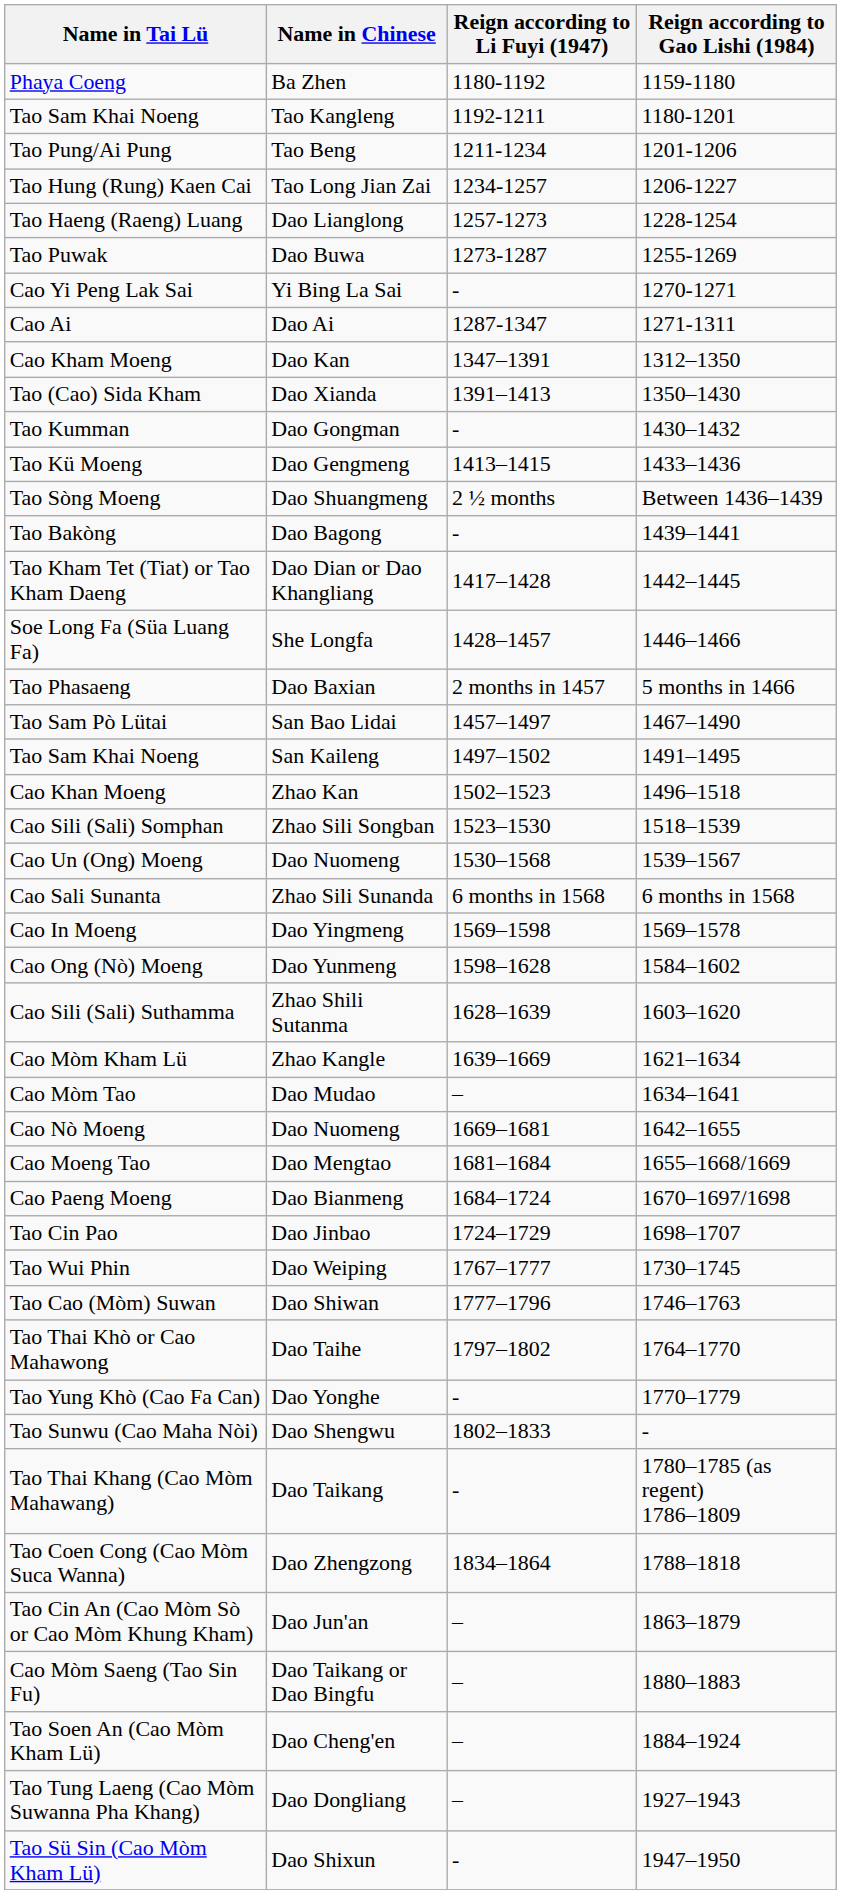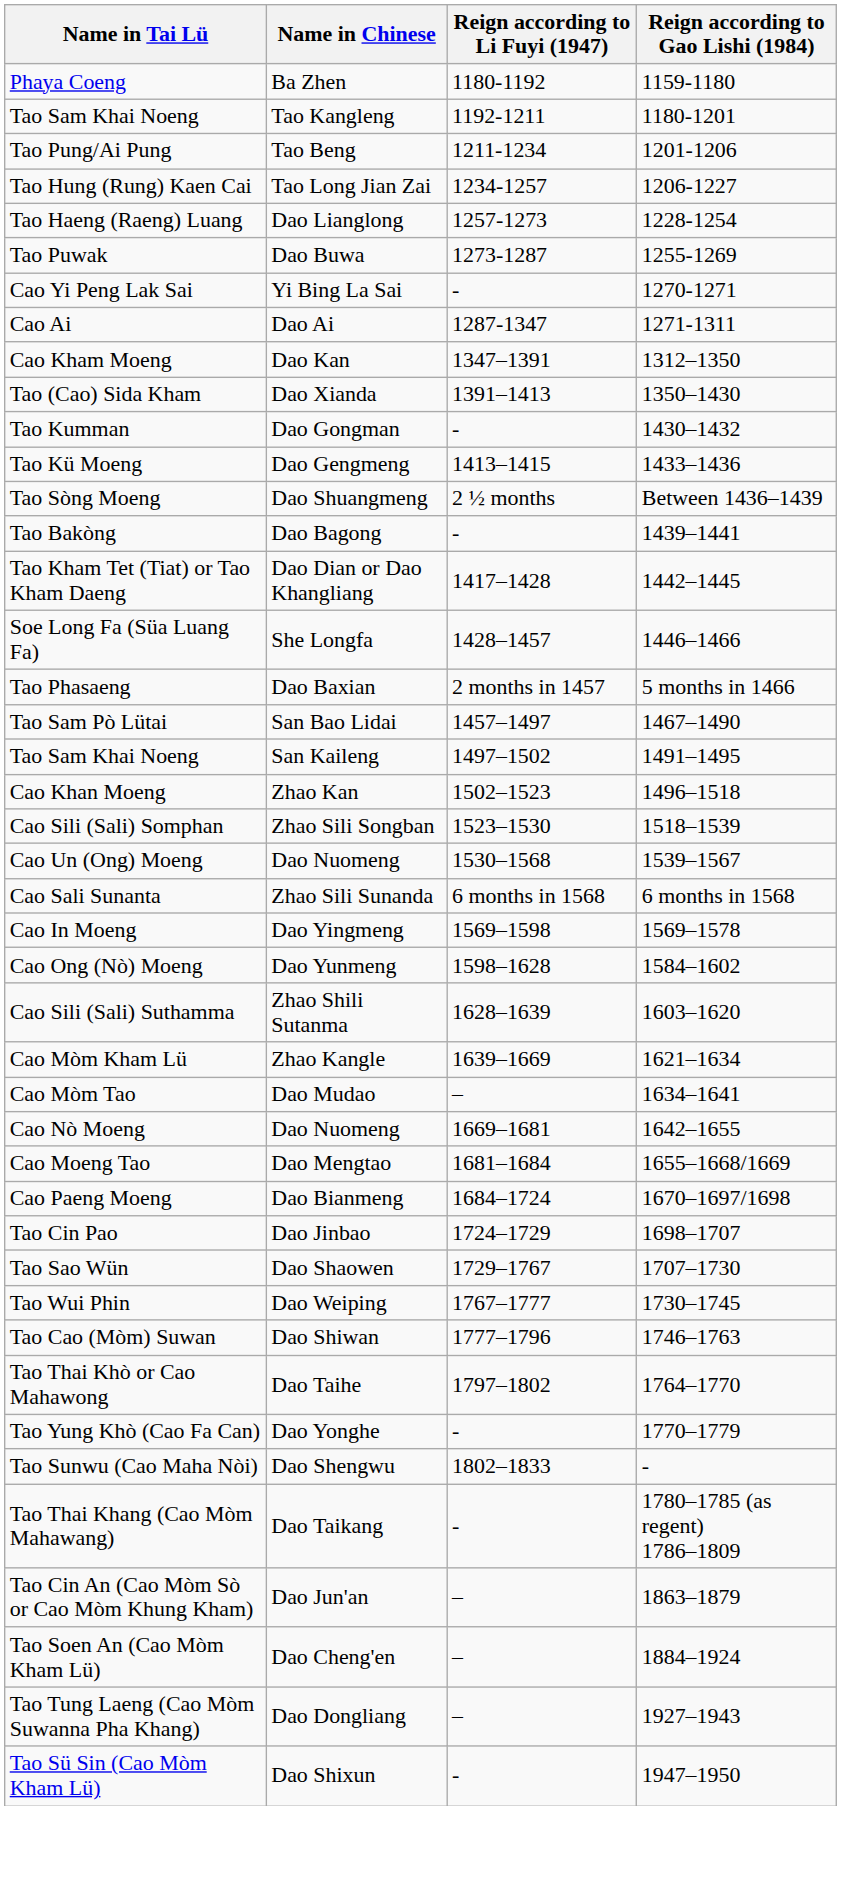+ row: (69, 1267)
- row: (129, 1562)
- row: (123, 1681)
